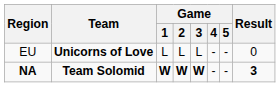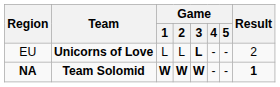(199, 52) normal -> (199, 52) bold
(254, 52) 0 -> (254, 52) 2
(254, 71) 3 -> (254, 71) 1
